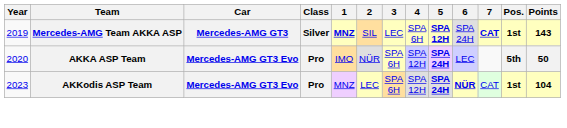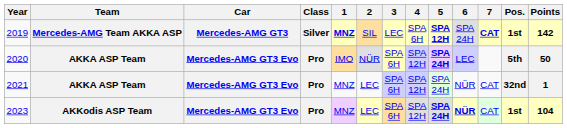(543, 33) 143 -> (545, 33) 142
+ row: (17, 85)
